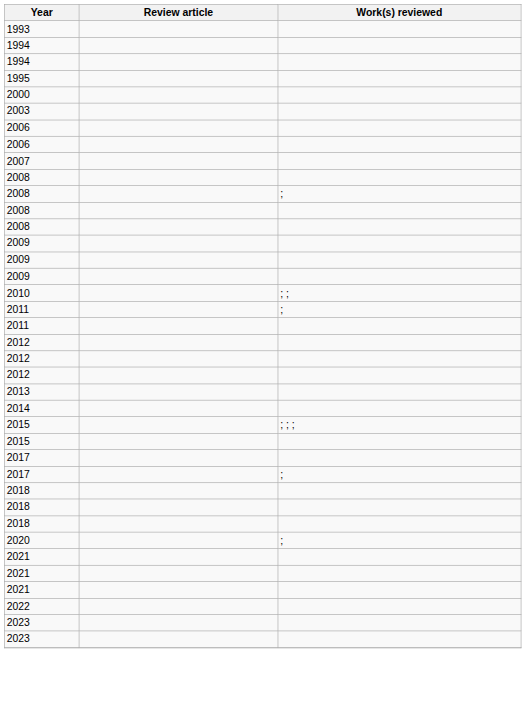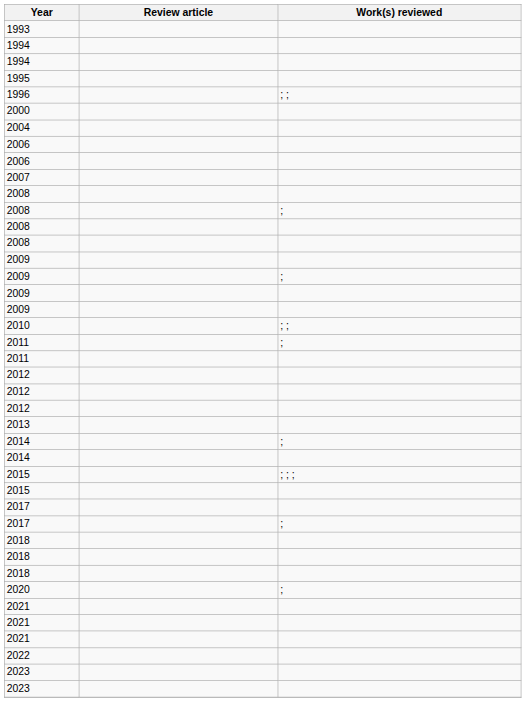+ row: (18, 95)
- row: (18, 111)
+ row: (18, 128)
+ row: (18, 276)
+ row: (18, 441)
